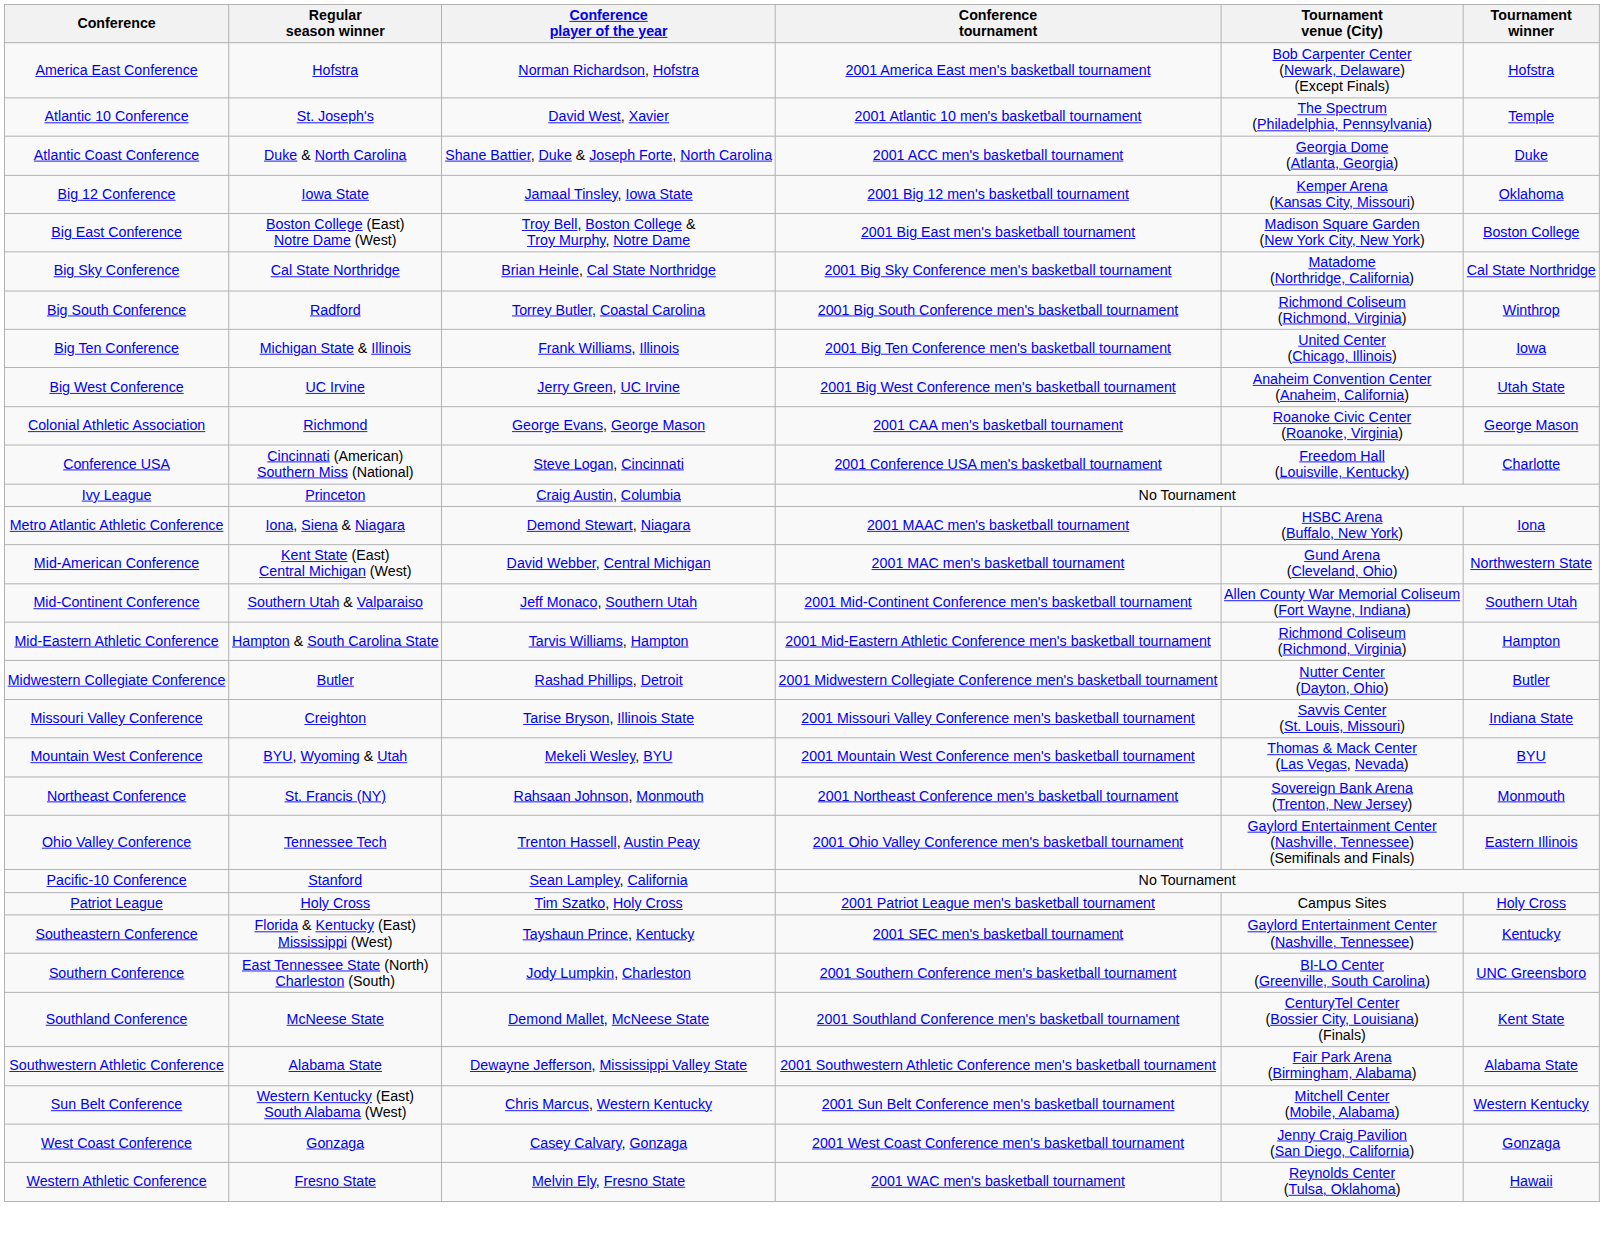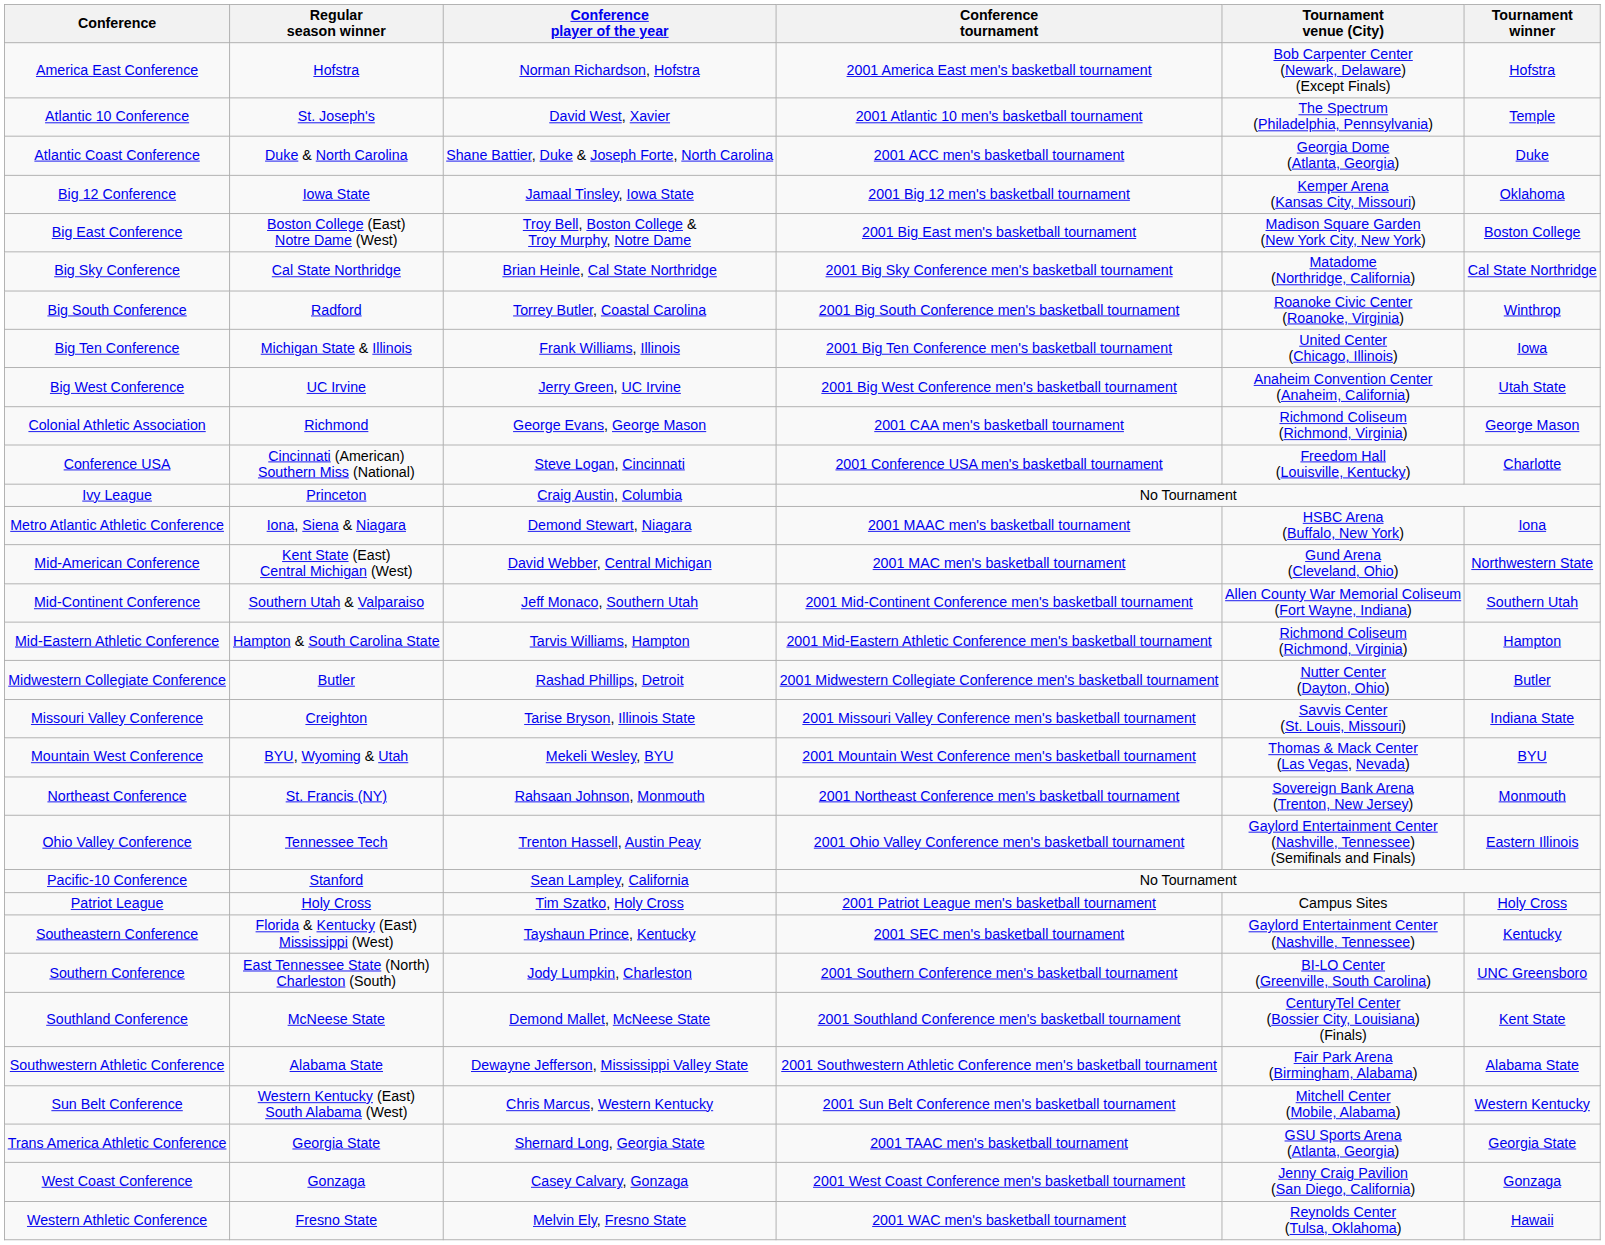(1342, 310) Richmond Coliseum (Richmond, Virginia) -> (1343, 310) Roanoke Civic Center (Roanoke, Virginia)
(1342, 425) Roanoke Civic Center (Roanoke, Virginia) -> (1343, 425) Richmond Coliseum (Richmond, Virginia)
+ row: (117, 1143)
